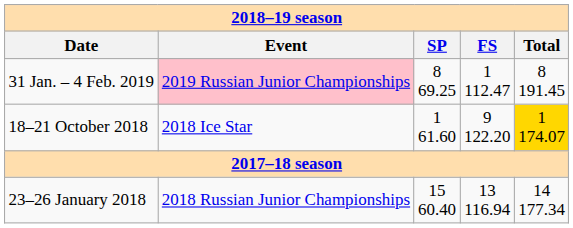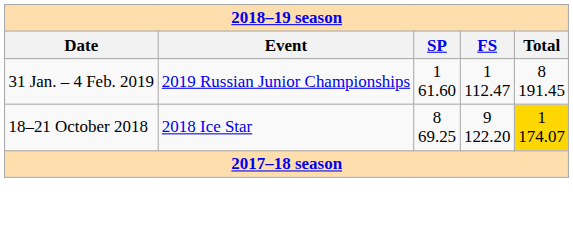(286, 81) pink background -> (286, 81) no background
(437, 81) 8 69.25 -> (437, 81) 1 61.60
(437, 127) 1 61.60 -> (437, 127) 8 69.25
- row: (77, 200)
